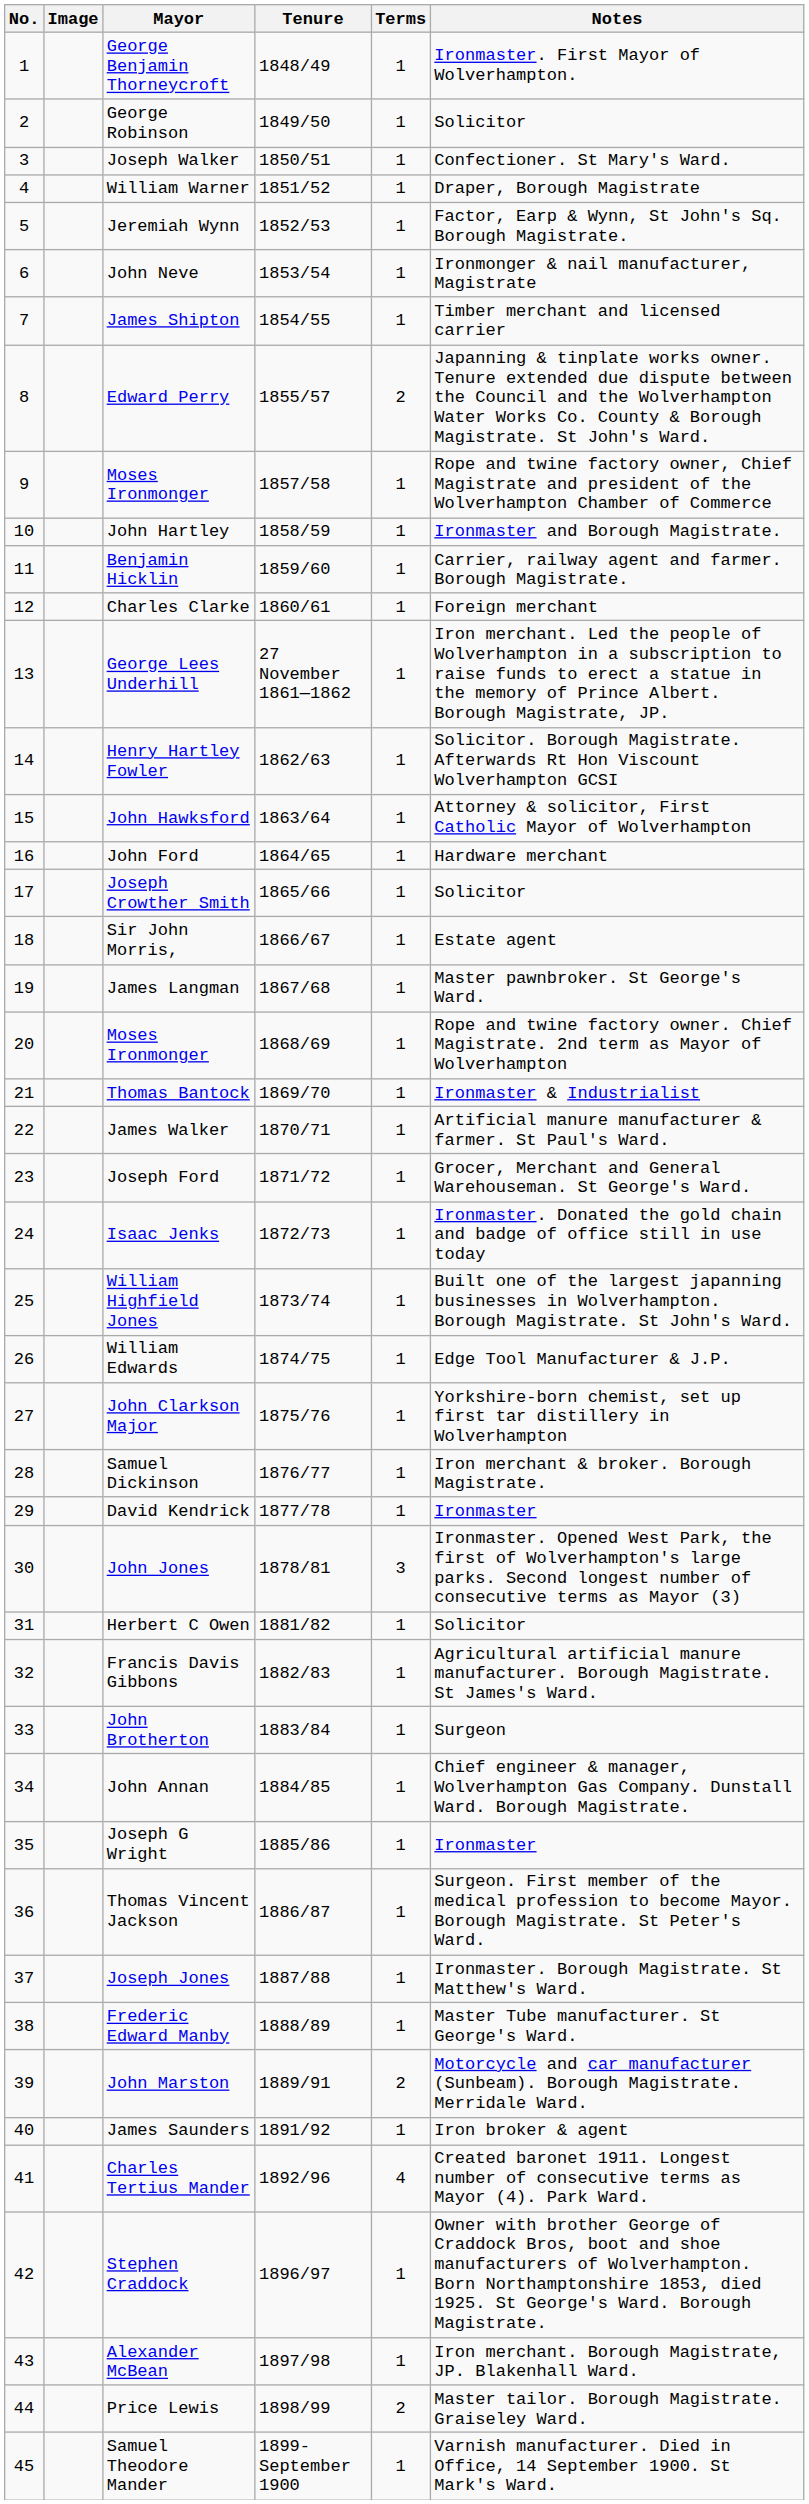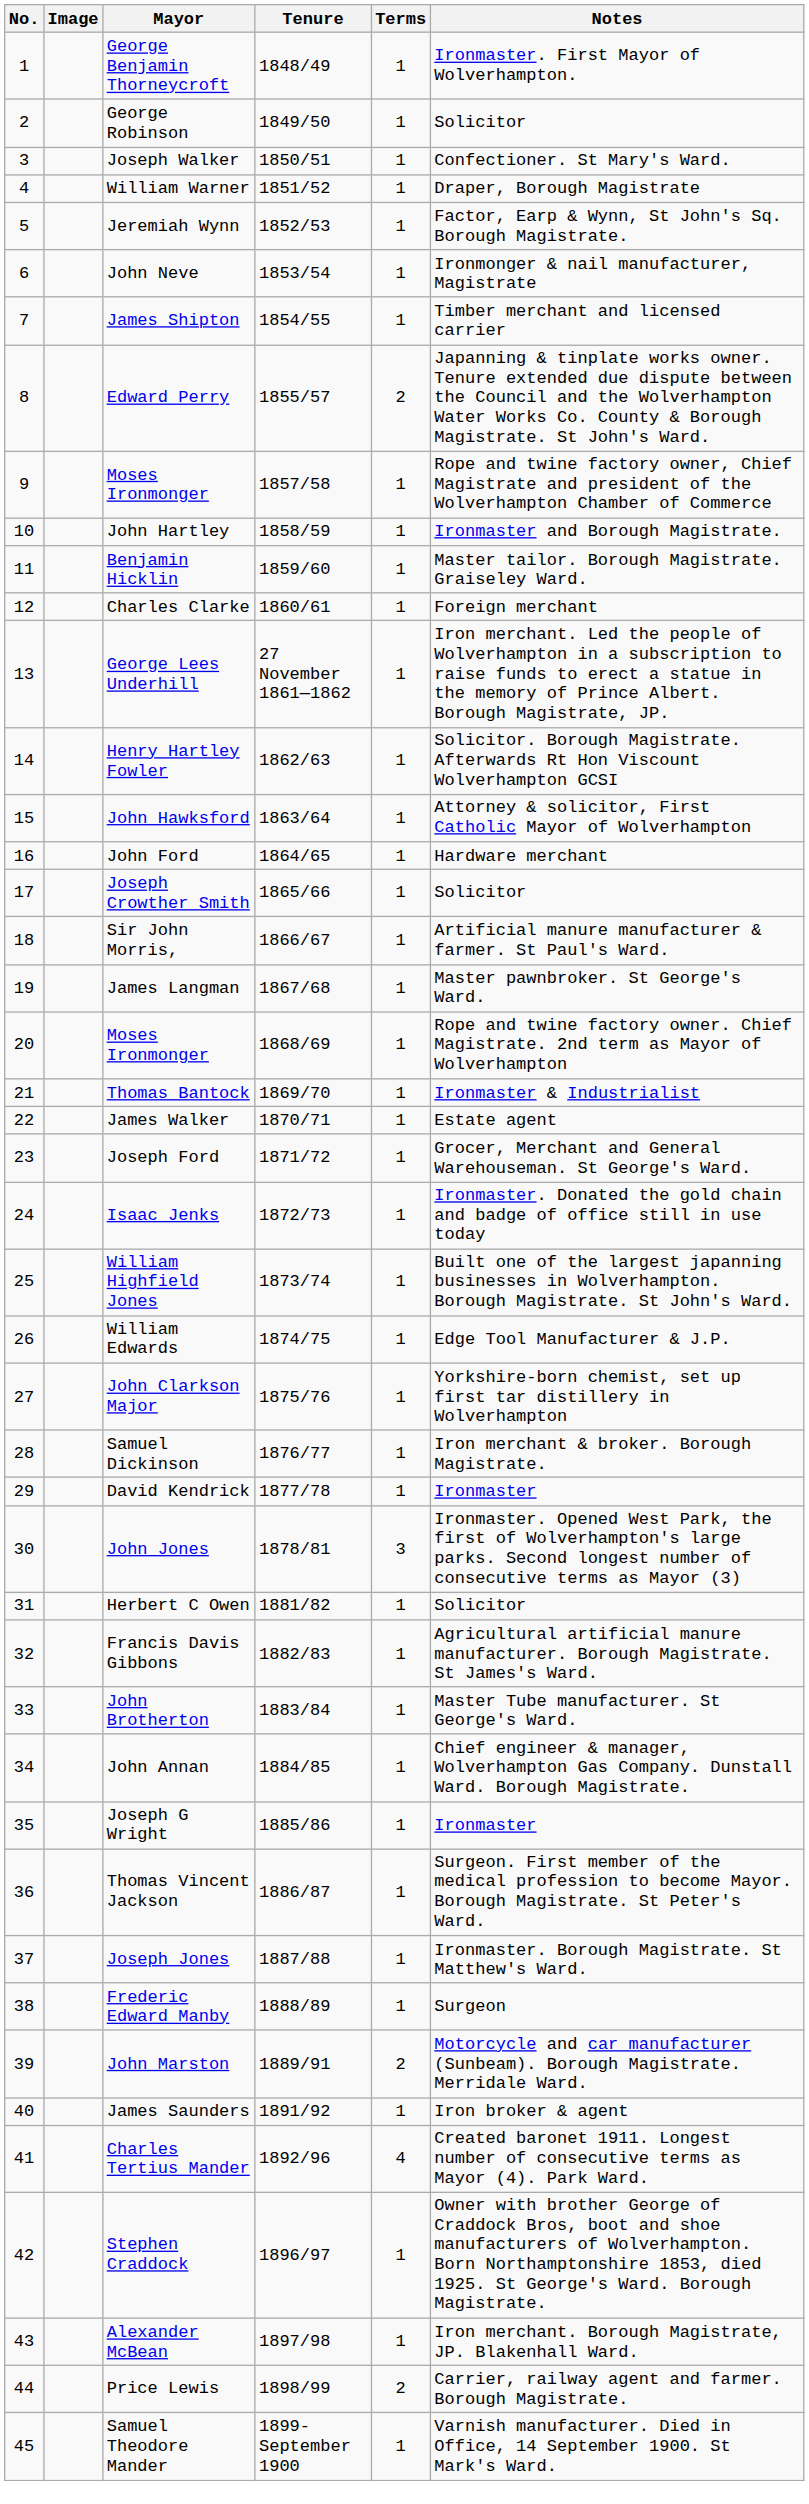(608, 569) Carrier, railway agent and farmer. Borough Magistrate. -> (608, 569) Master tailor. Borough Magistrate. Graiseley Ward.
(496, 941) Estate agent -> (598, 941) Artificial manure manufacturer & farmer. St Paul's Ward.
(598, 1130) Artificial manure manufacturer & farmer. St Paul's Ward. -> (496, 1120) Estate agent
(470, 1730) Surgeon -> (577, 1711) Master Tube manufacturer. St George's Ward.
(577, 2026) Master Tube manufacturer. St George's Ward. -> (470, 2007) Surgeon
(608, 2409) Master tailor. Borough Magistrate. Graiseley Ward. -> (608, 2389) Carrier, railway agent and farmer. Borough Magistrate.
